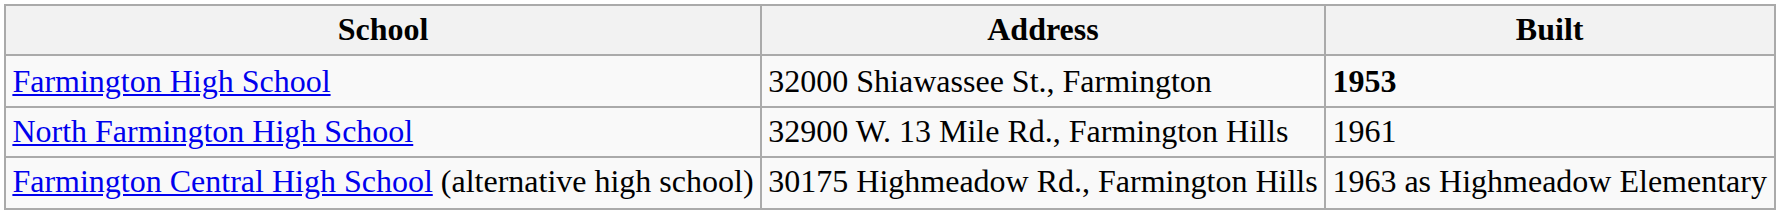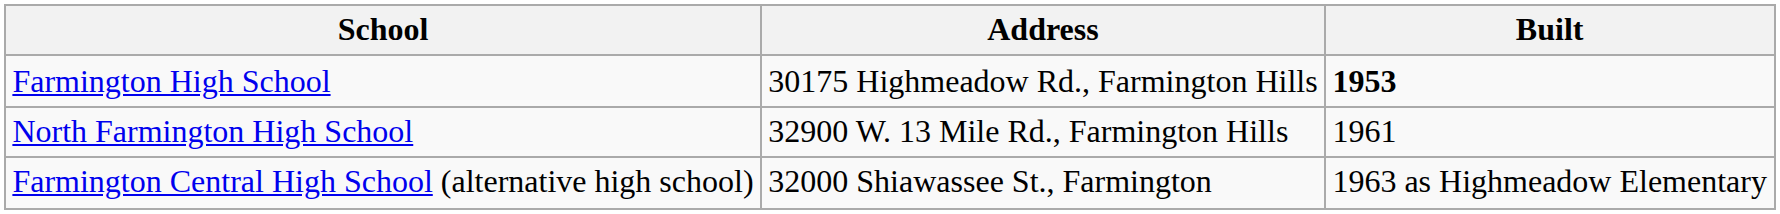(990, 80) 32000 Shiawassee St., Farmington -> (1043, 80) 30175 Highmeadow Rd., Farmington Hills
(1043, 182) 30175 Highmeadow Rd., Farmington Hills -> (990, 182) 32000 Shiawassee St., Farmington
